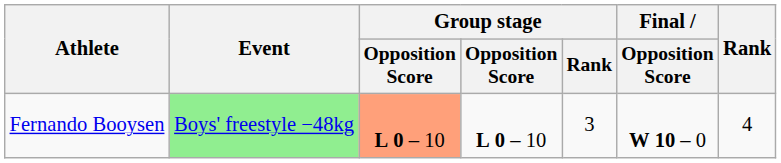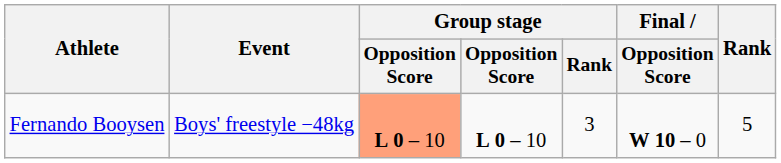(264, 125) lightgreen background -> (264, 125) no background
(747, 125) 4 -> (747, 125) 5
